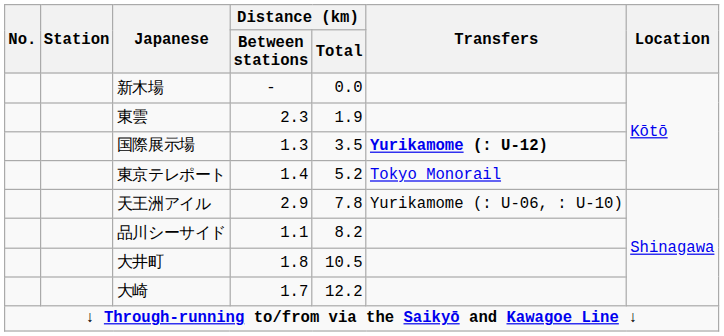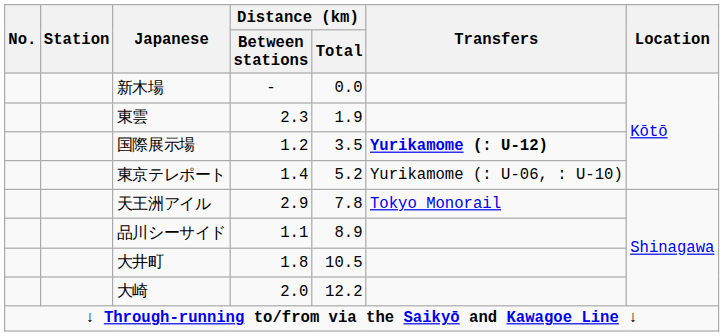(294, 146) 1.3 -> (294, 146) 1.2
(436, 175) Tokyo Monorail -> (496, 175) Yurikamome (: U-06, : U-10)
(496, 204) Yurikamome (: U-06, : U-10) -> (436, 204) Tokyo Monorail
(349, 233) 8.2 -> (349, 233) 8.9
(294, 291) 1.7 -> (294, 291) 2.0
